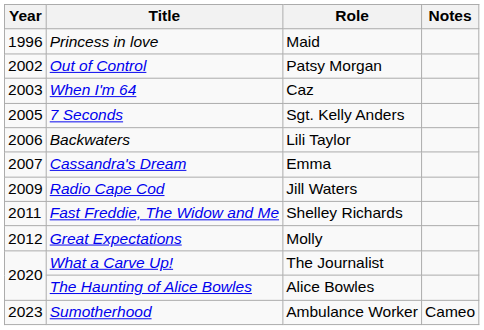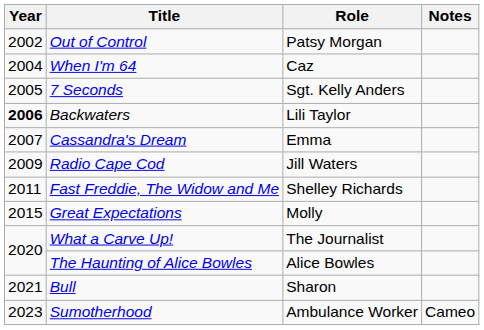- row: (104, 41)
(25, 90) 2003 -> (25, 66) 2004
(25, 139) normal -> (25, 115) bold
(25, 238) 2012 -> (25, 213) 2015
+ row: (63, 287)
